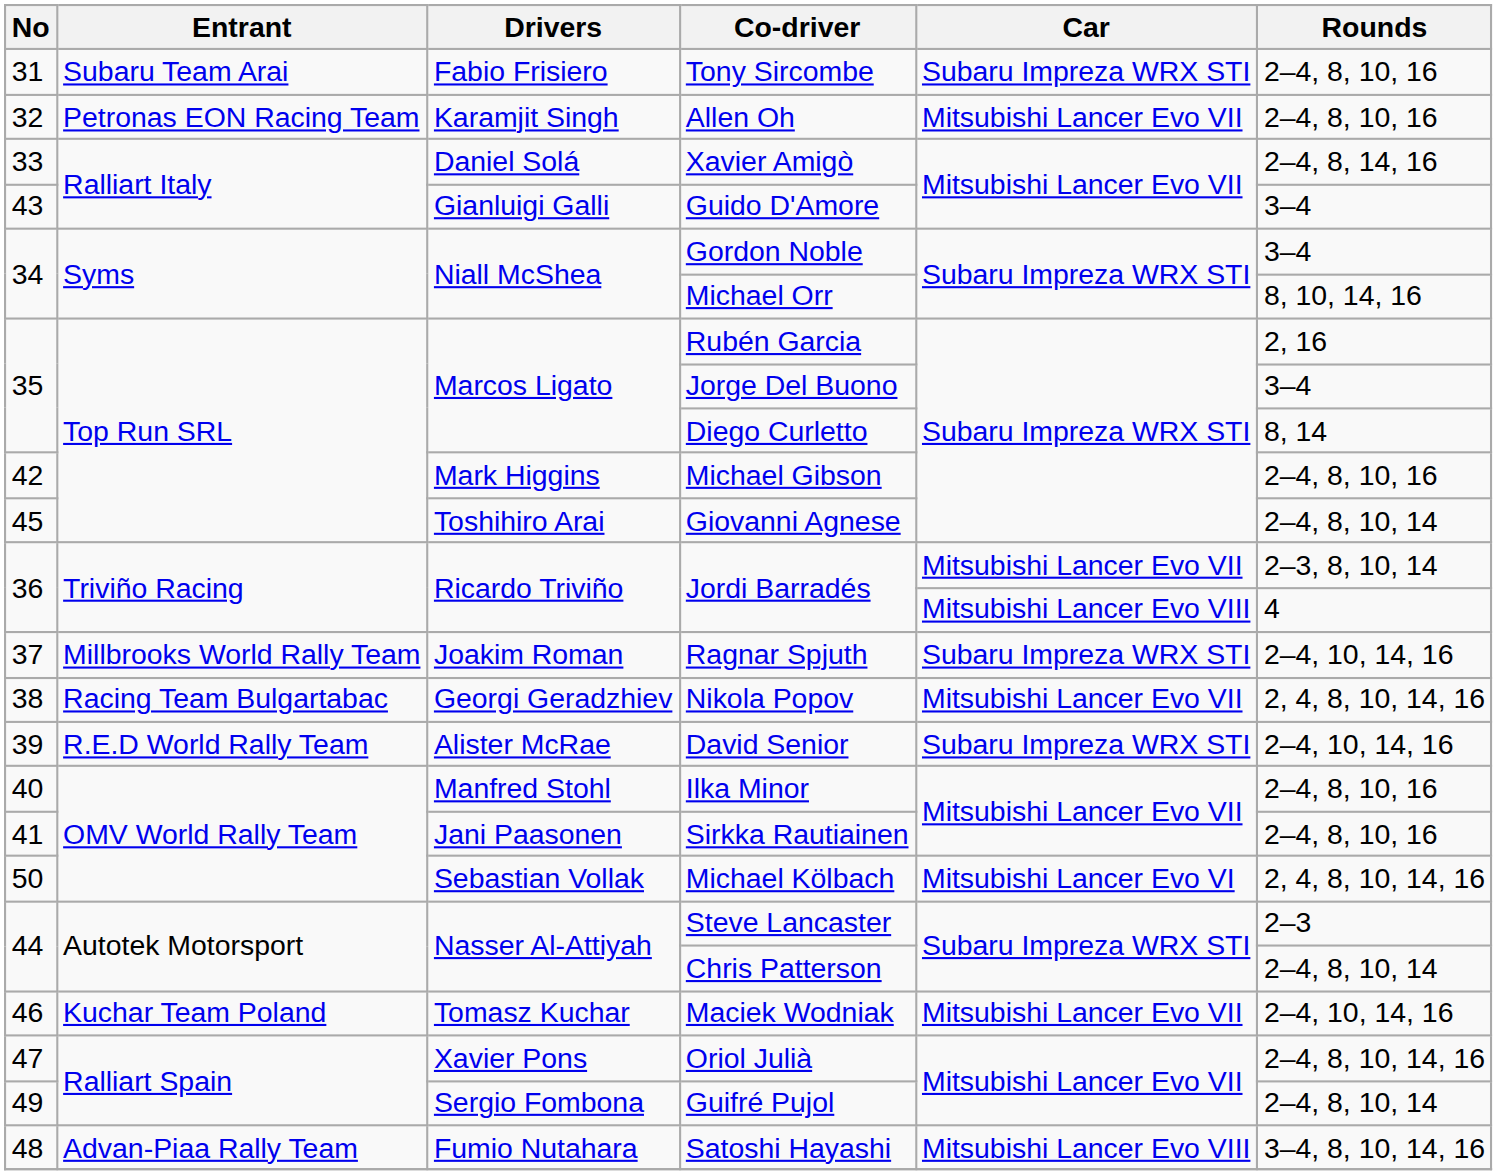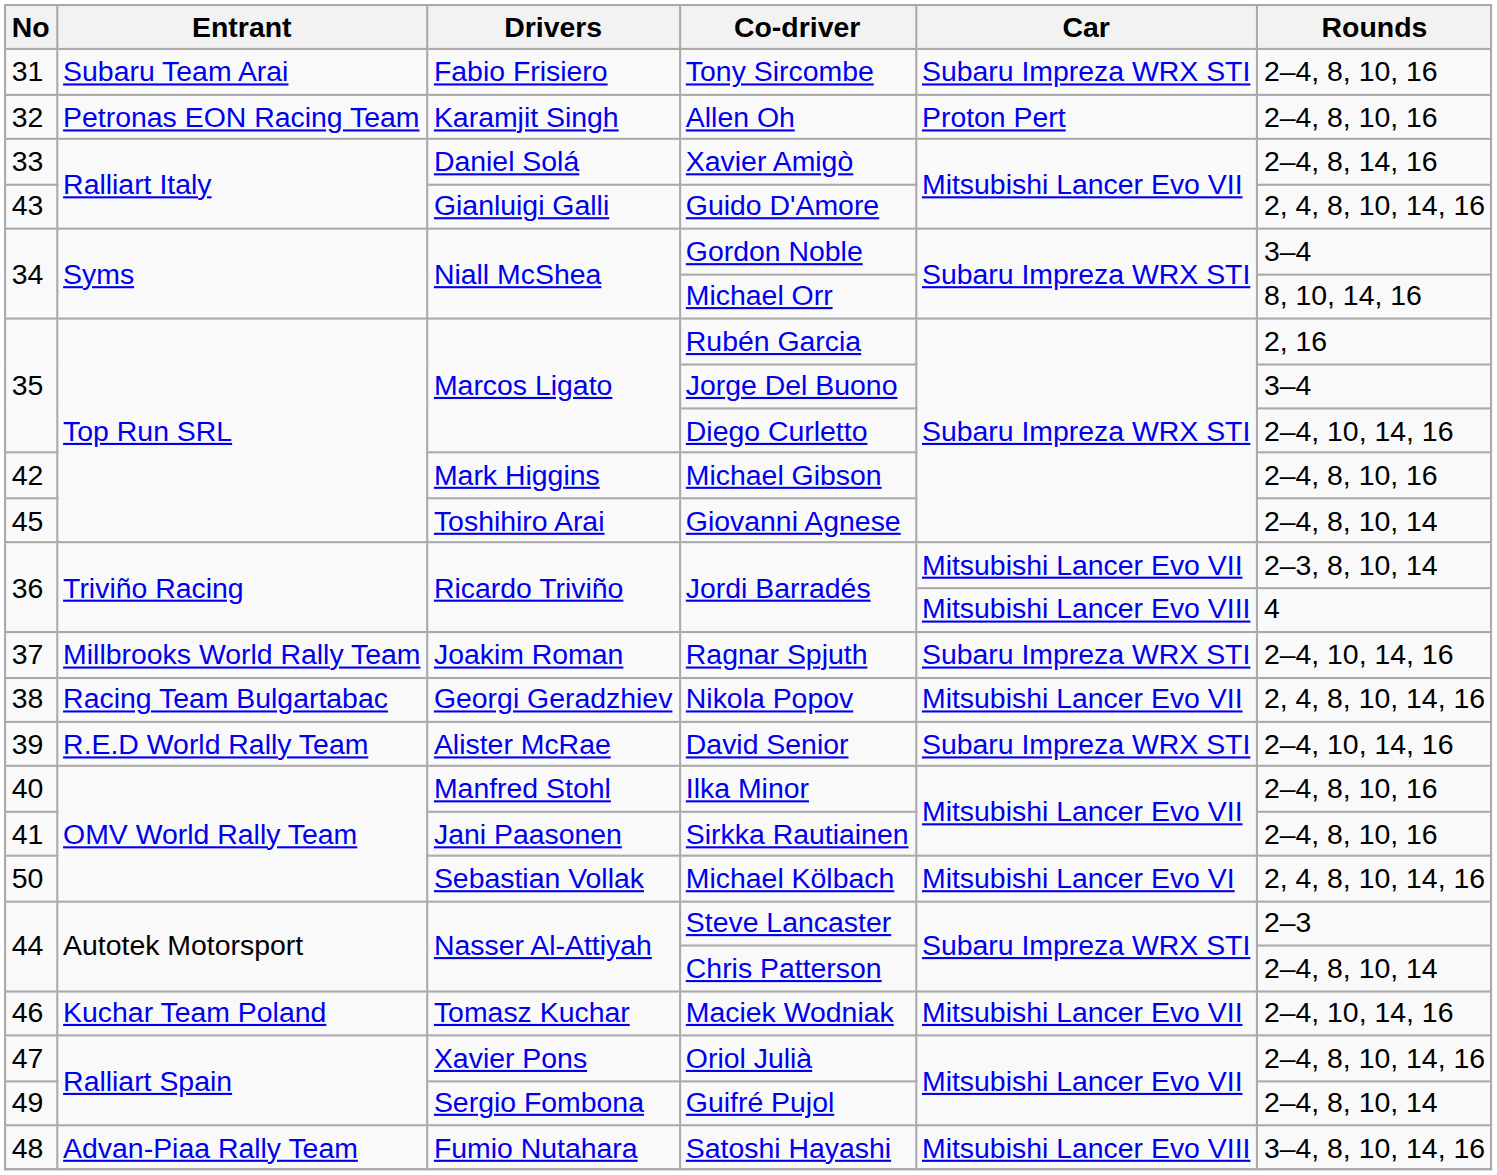(1082, 117) Mitsubishi Lancer Evo VII -> (994, 117) Proton Pert
(1288, 206) 3–4 -> (1374, 206) 2, 4, 8, 10, 14, 16
(1295, 430) 8, 14 -> (1359, 430) 2–4, 10, 14, 16
